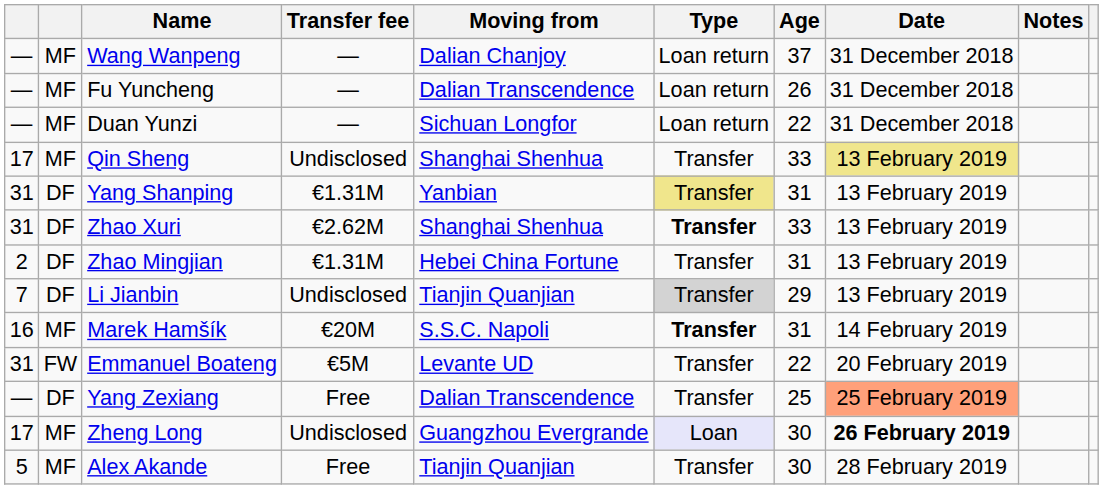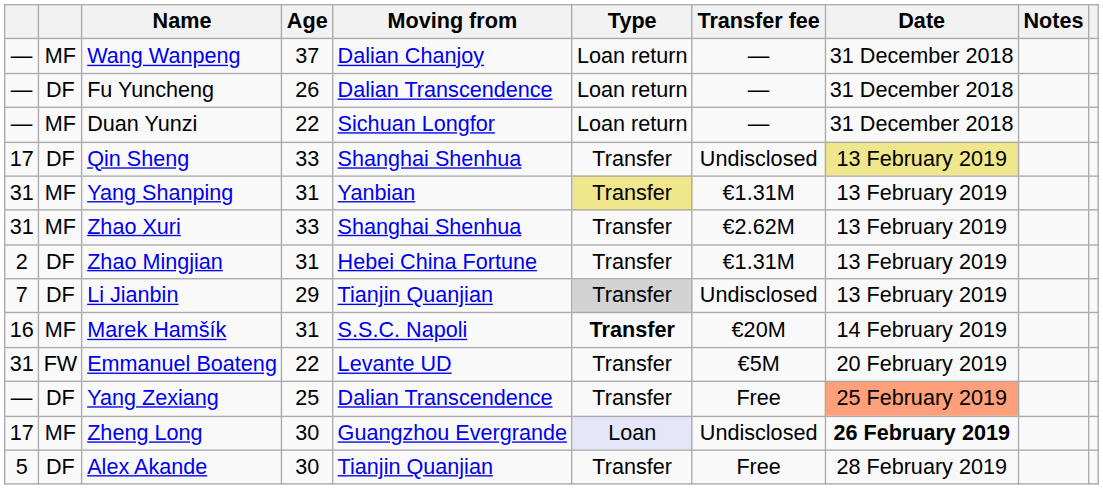columns swapped: (799, 21) <-> (348, 21)
(60, 90) MF -> (60, 90) DF
(60, 158) MF -> (60, 158) DF
(60, 192) DF -> (60, 192) MF
(60, 227) DF -> (60, 227) MF
(714, 227) bold -> (632, 227) normal
(60, 466) MF -> (60, 466) DF
